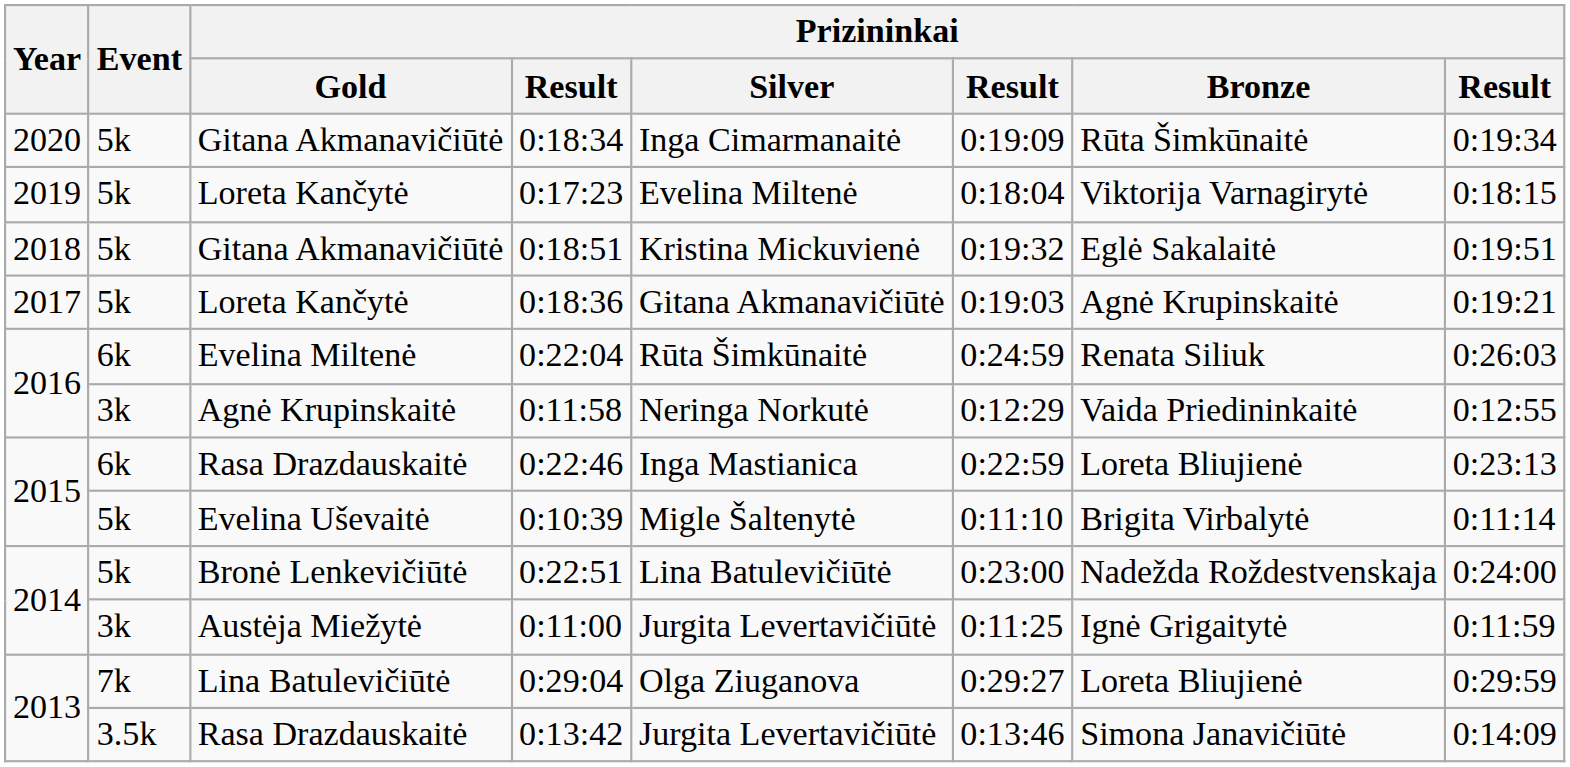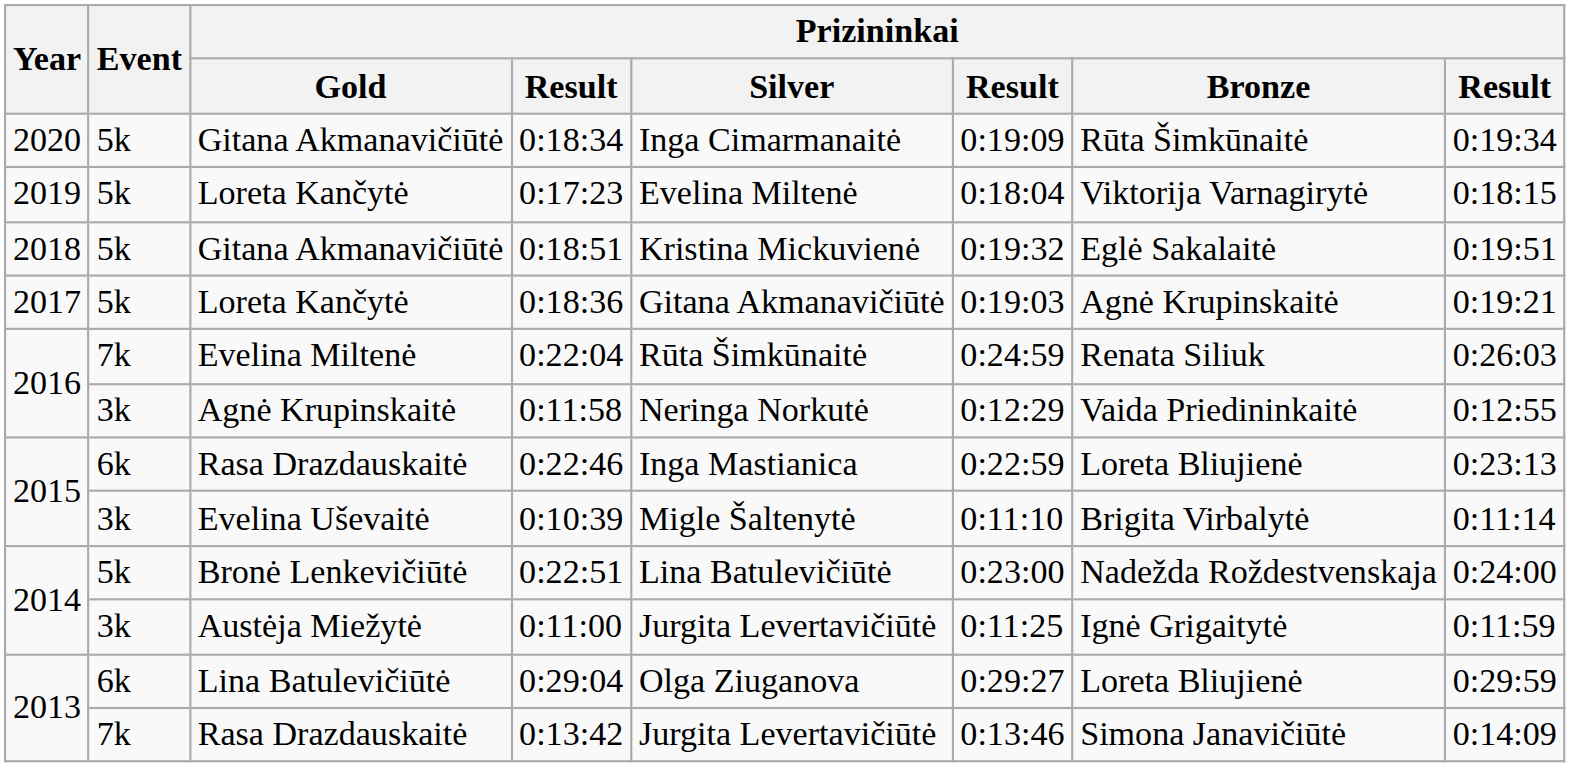(114, 355) 6k -> (114, 355) 7k
(114, 517) 5k -> (114, 517) 3k
(114, 680) 7k -> (114, 680) 6k
(127, 734) 3.5k -> (114, 734) 7k
